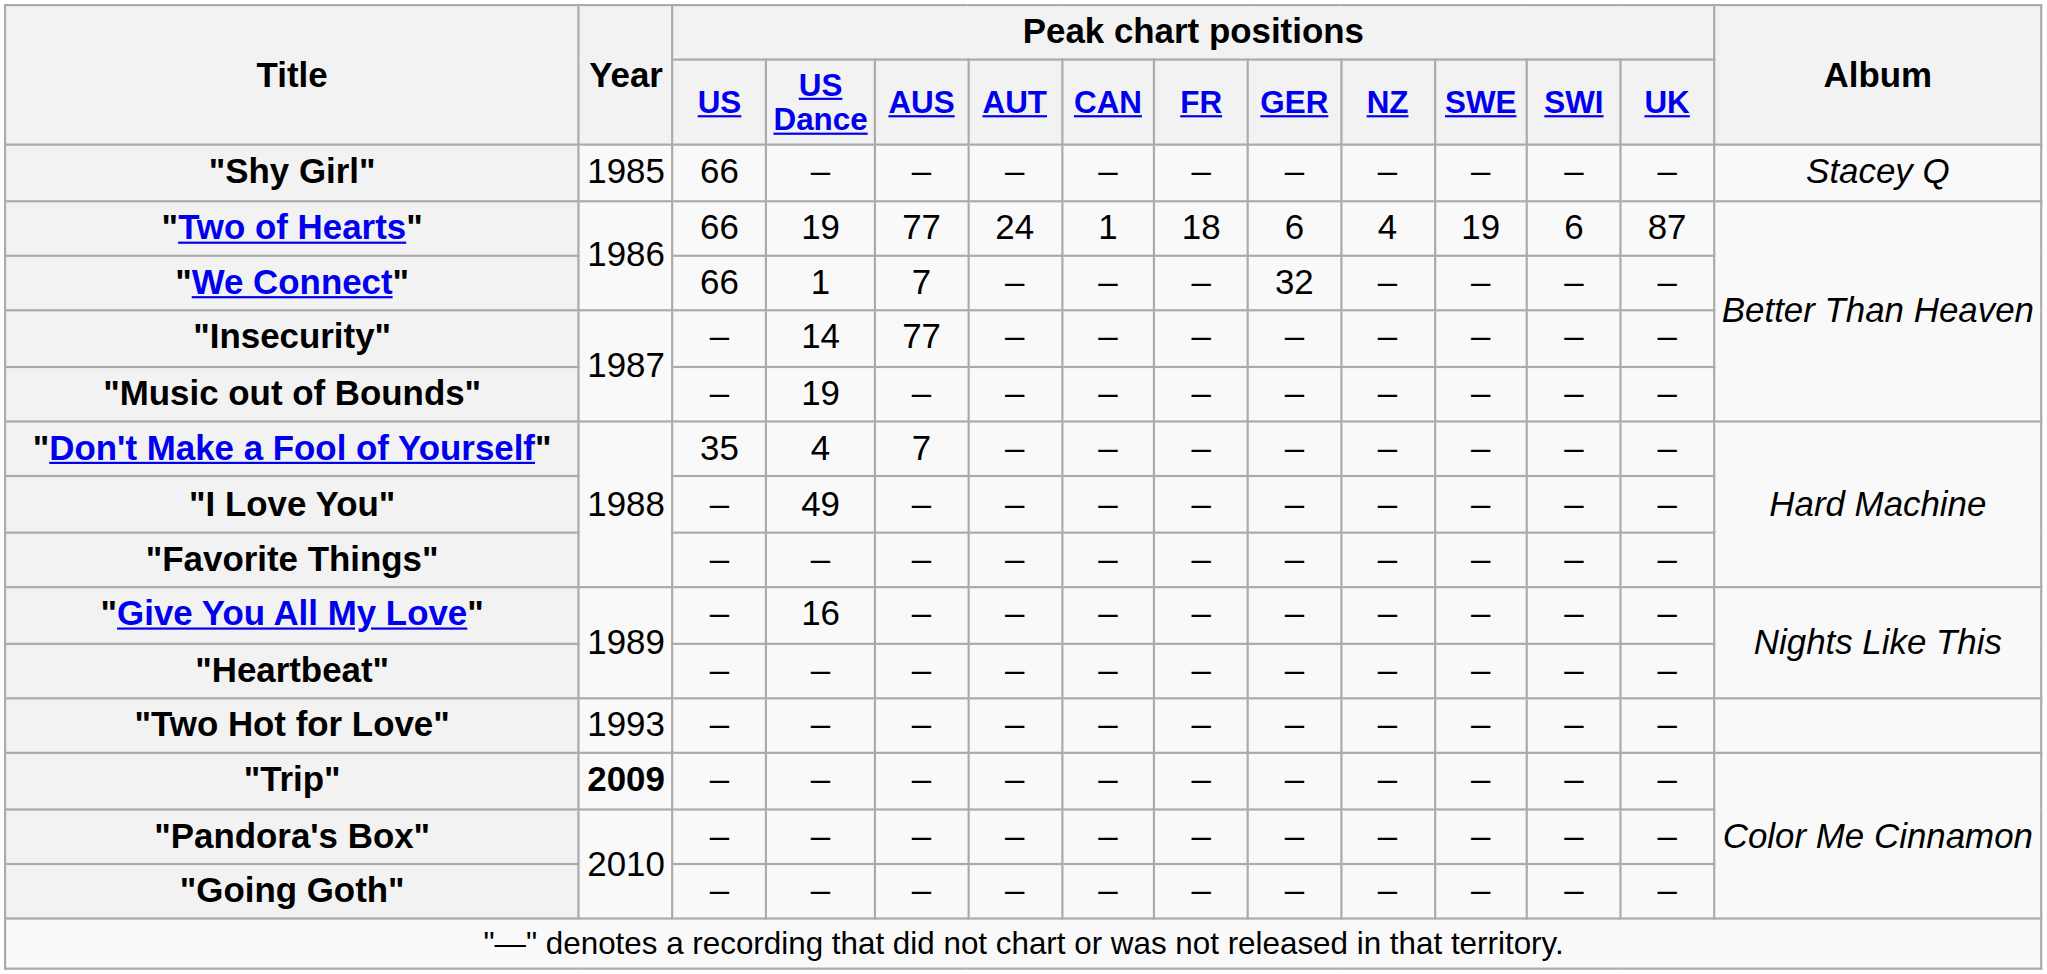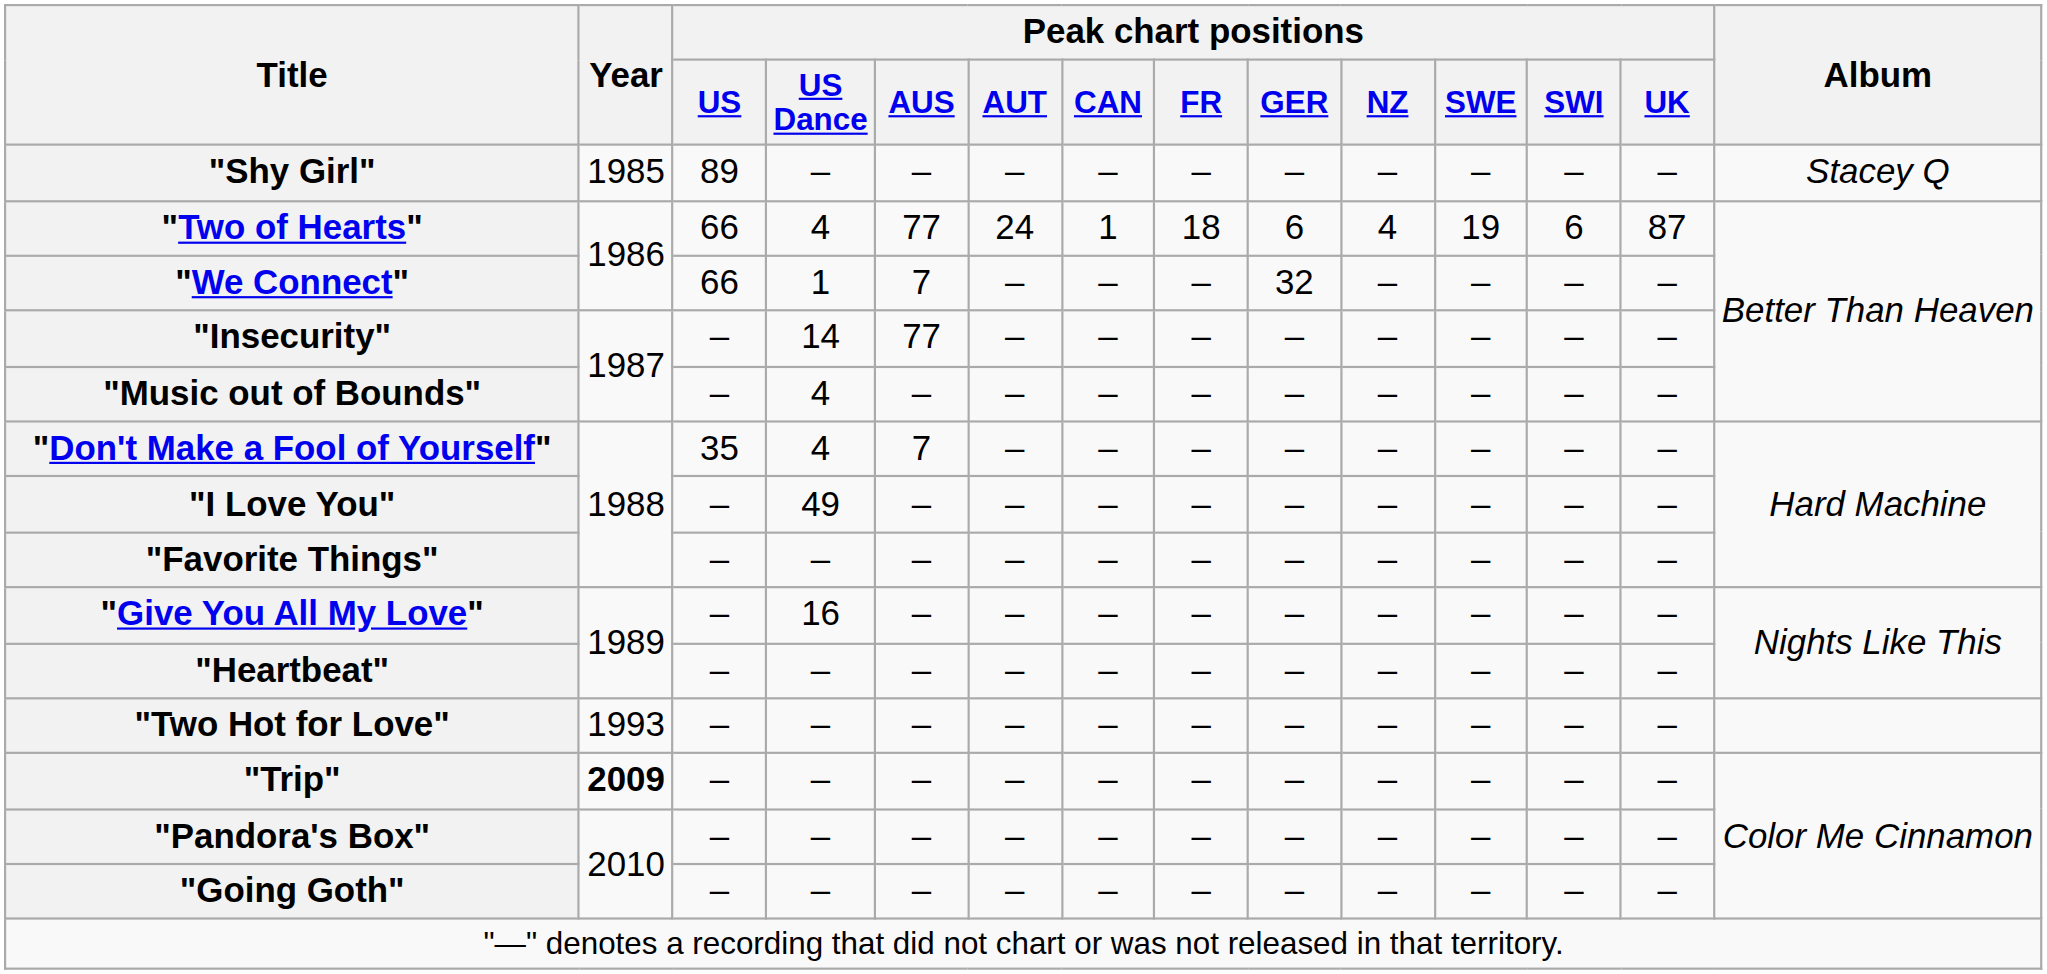(719, 171) 66 -> (719, 171) 89
(821, 227) 19 -> (821, 227) 4
(821, 393) 19 -> (821, 393) 4
